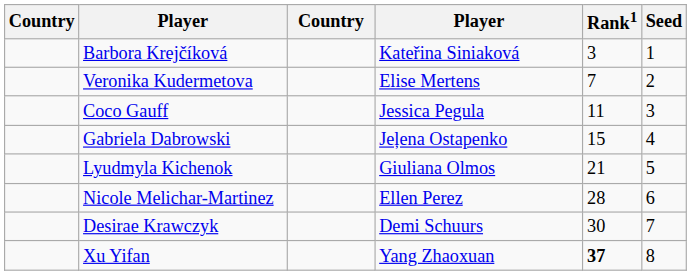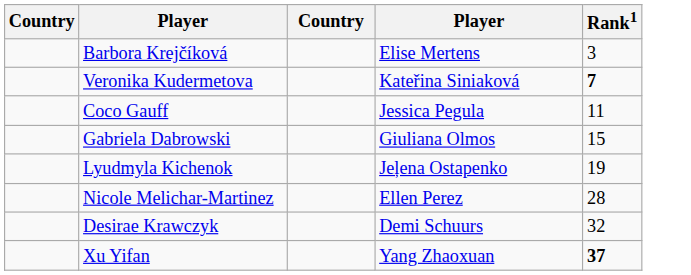- column: (664, 21)
(449, 52) Kateřina Siniaková -> (430, 52) Elise Mertens
(430, 81) Elise Mertens -> (449, 81) Kateřina Siniaková
(592, 81) normal -> (592, 81) bold
(443, 139) Jeļena Ostapenko -> (437, 139) Giuliana Olmos
(437, 168) Giuliana Olmos -> (443, 168) Jeļena Ostapenko
(596, 168) 21 -> (596, 168) 19
(596, 226) 30 -> (596, 226) 32
